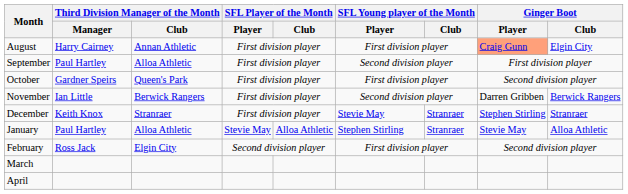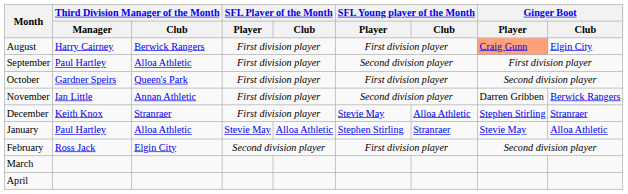(165, 46) Annan Athletic -> (169, 46) Berwick Rangers
(169, 97) Berwick Rangers -> (165, 97) Annan Athletic
(445, 113) Stranraer -> (442, 113) Alloa Athletic
